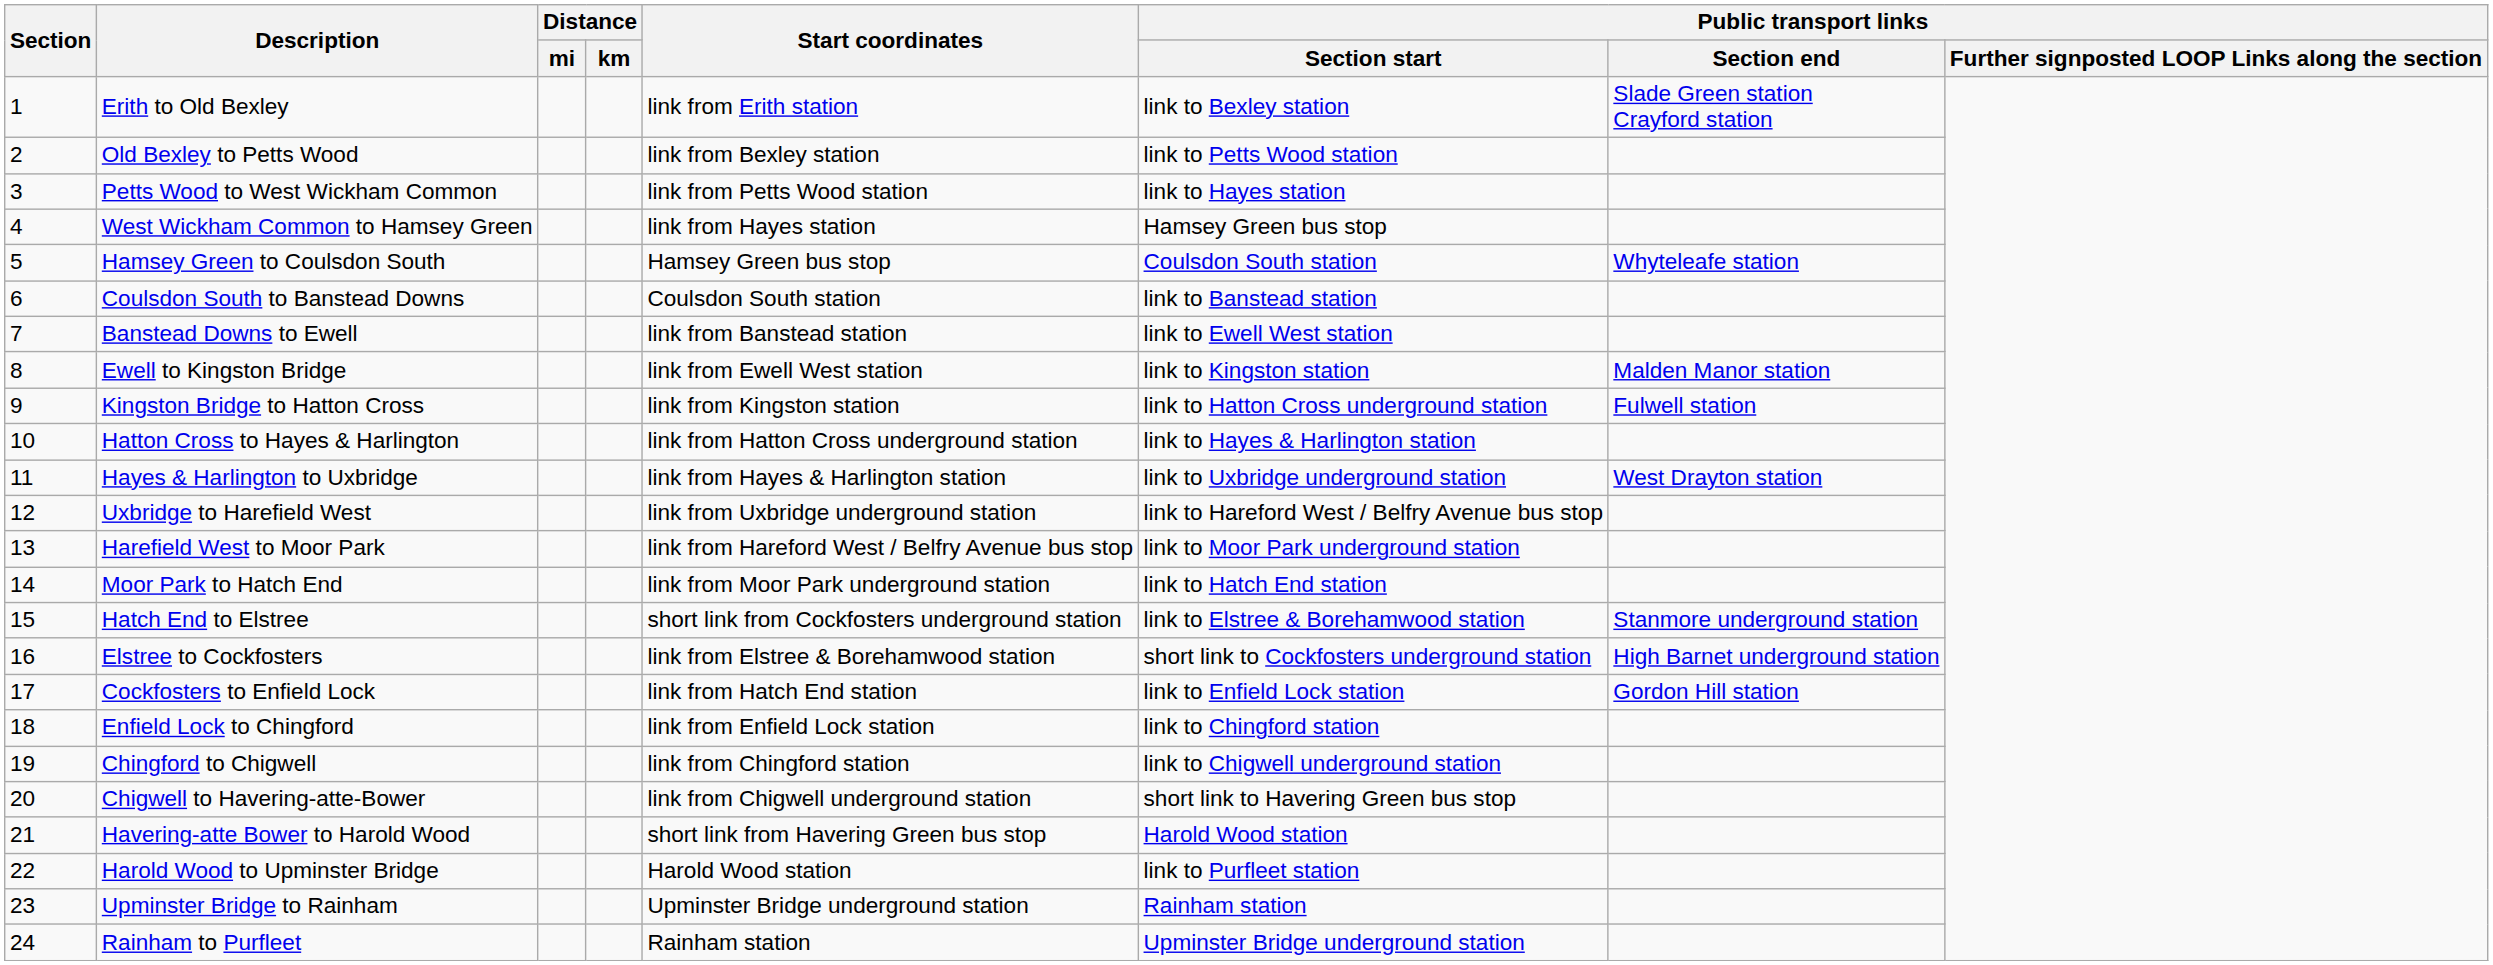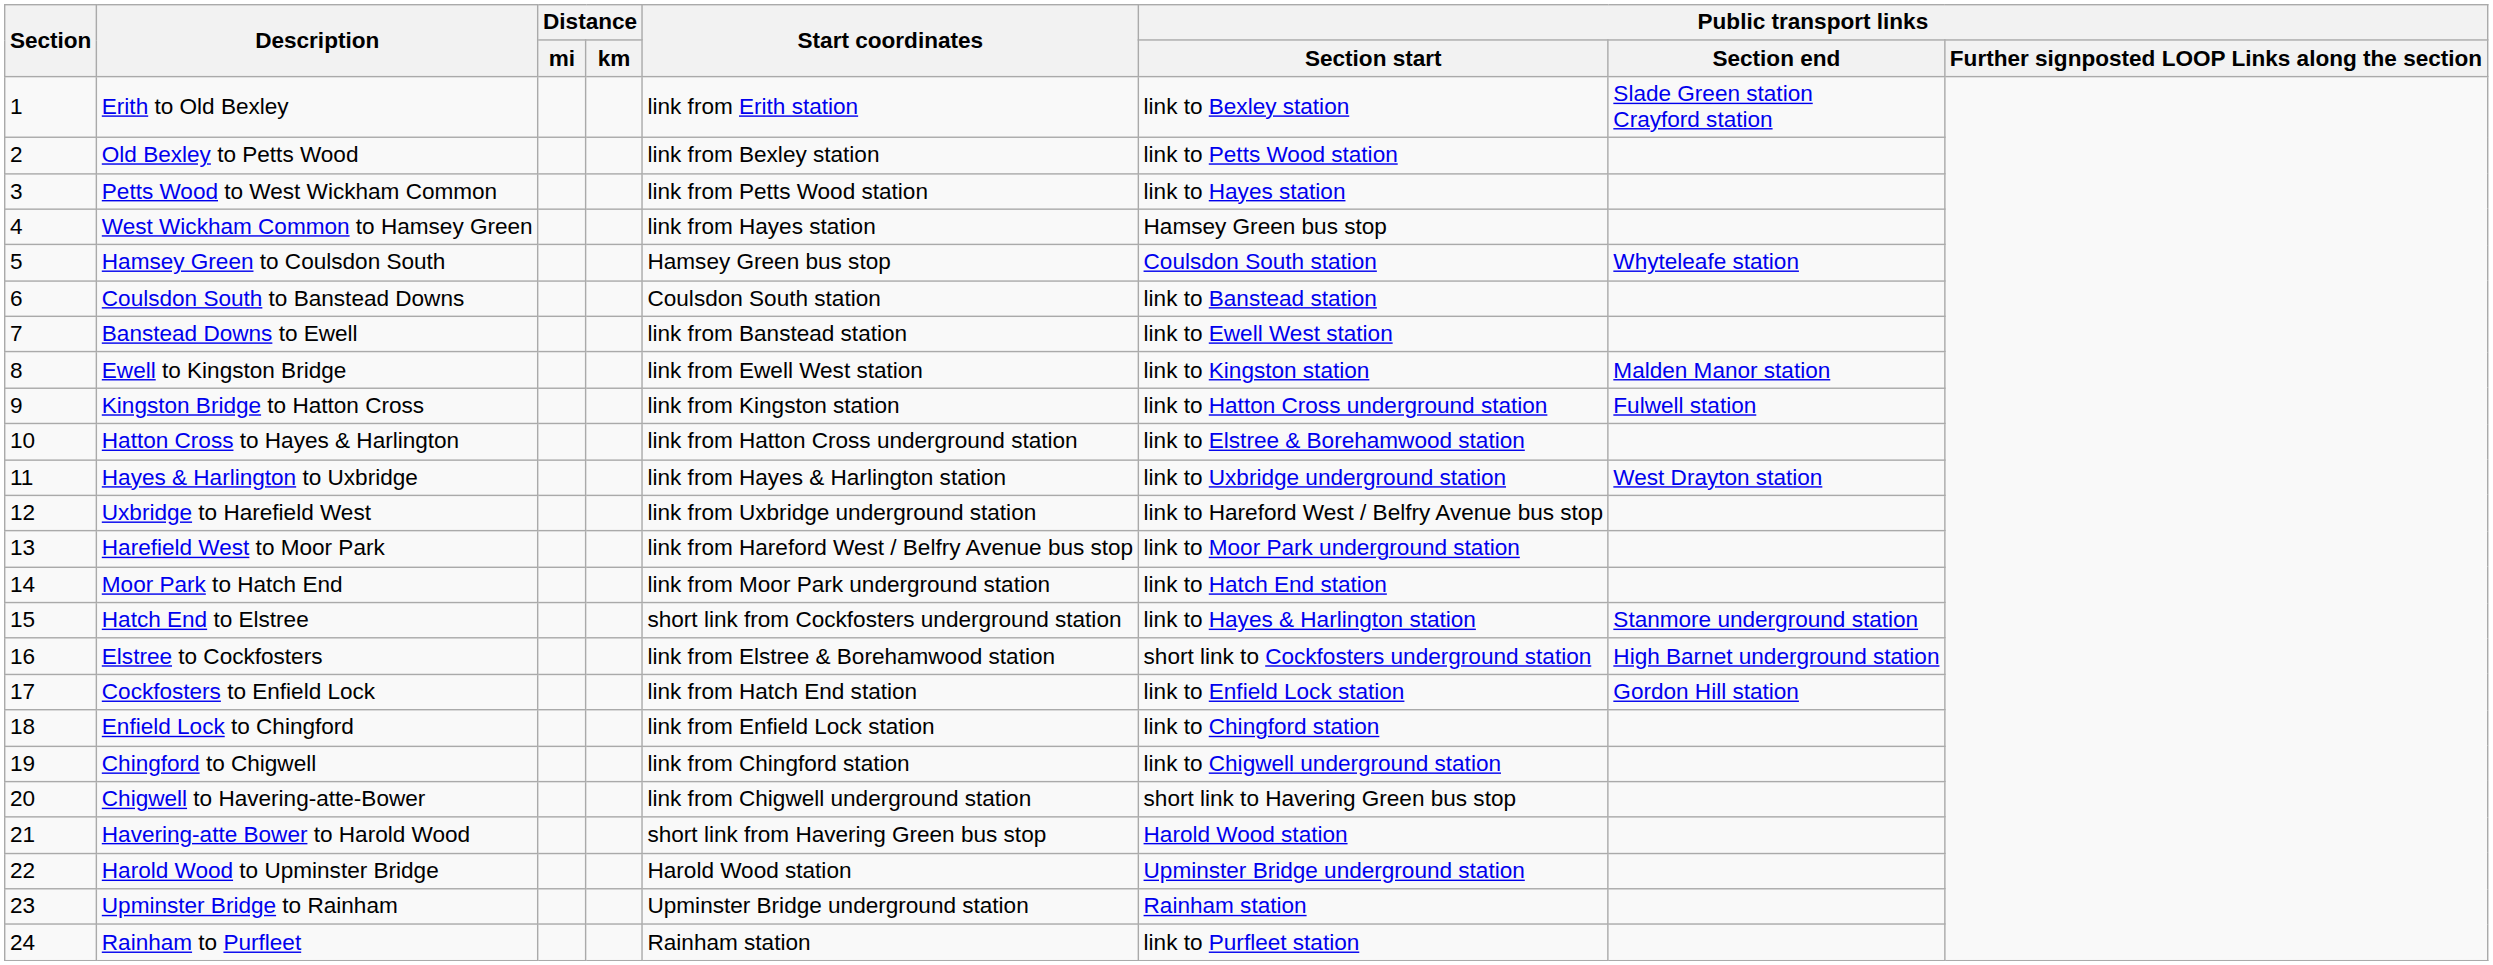(1310, 441) link to Hayes & Harlington station -> (1334, 441) link to Elstree & Borehamwood station
(1334, 620) link to Elstree & Borehamwood station -> (1310, 620) link to Hayes & Harlington station
(1251, 870) link to Purfleet station -> (1334, 870) Upminster Bridge underground station
(1334, 942) Upminster Bridge underground station -> (1251, 942) link to Purfleet station
